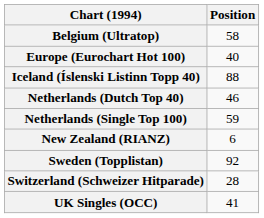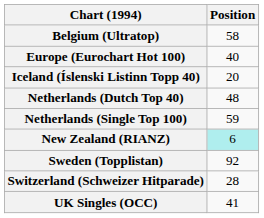(233, 77) 88 -> (233, 77) 20
(233, 98) 46 -> (233, 98) 48
(233, 139) no background -> (233, 139) paleturquoise background
